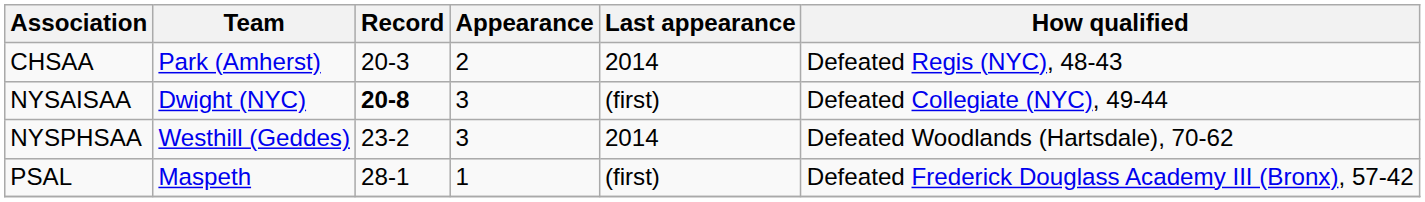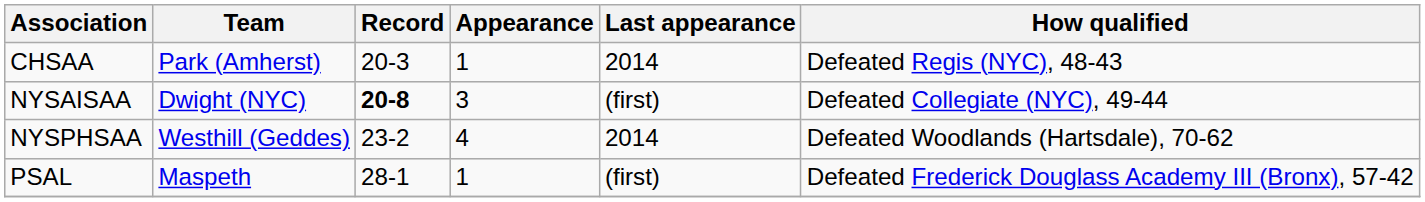(462, 61) 2 -> (462, 61) 1
(462, 138) 3 -> (462, 138) 4
